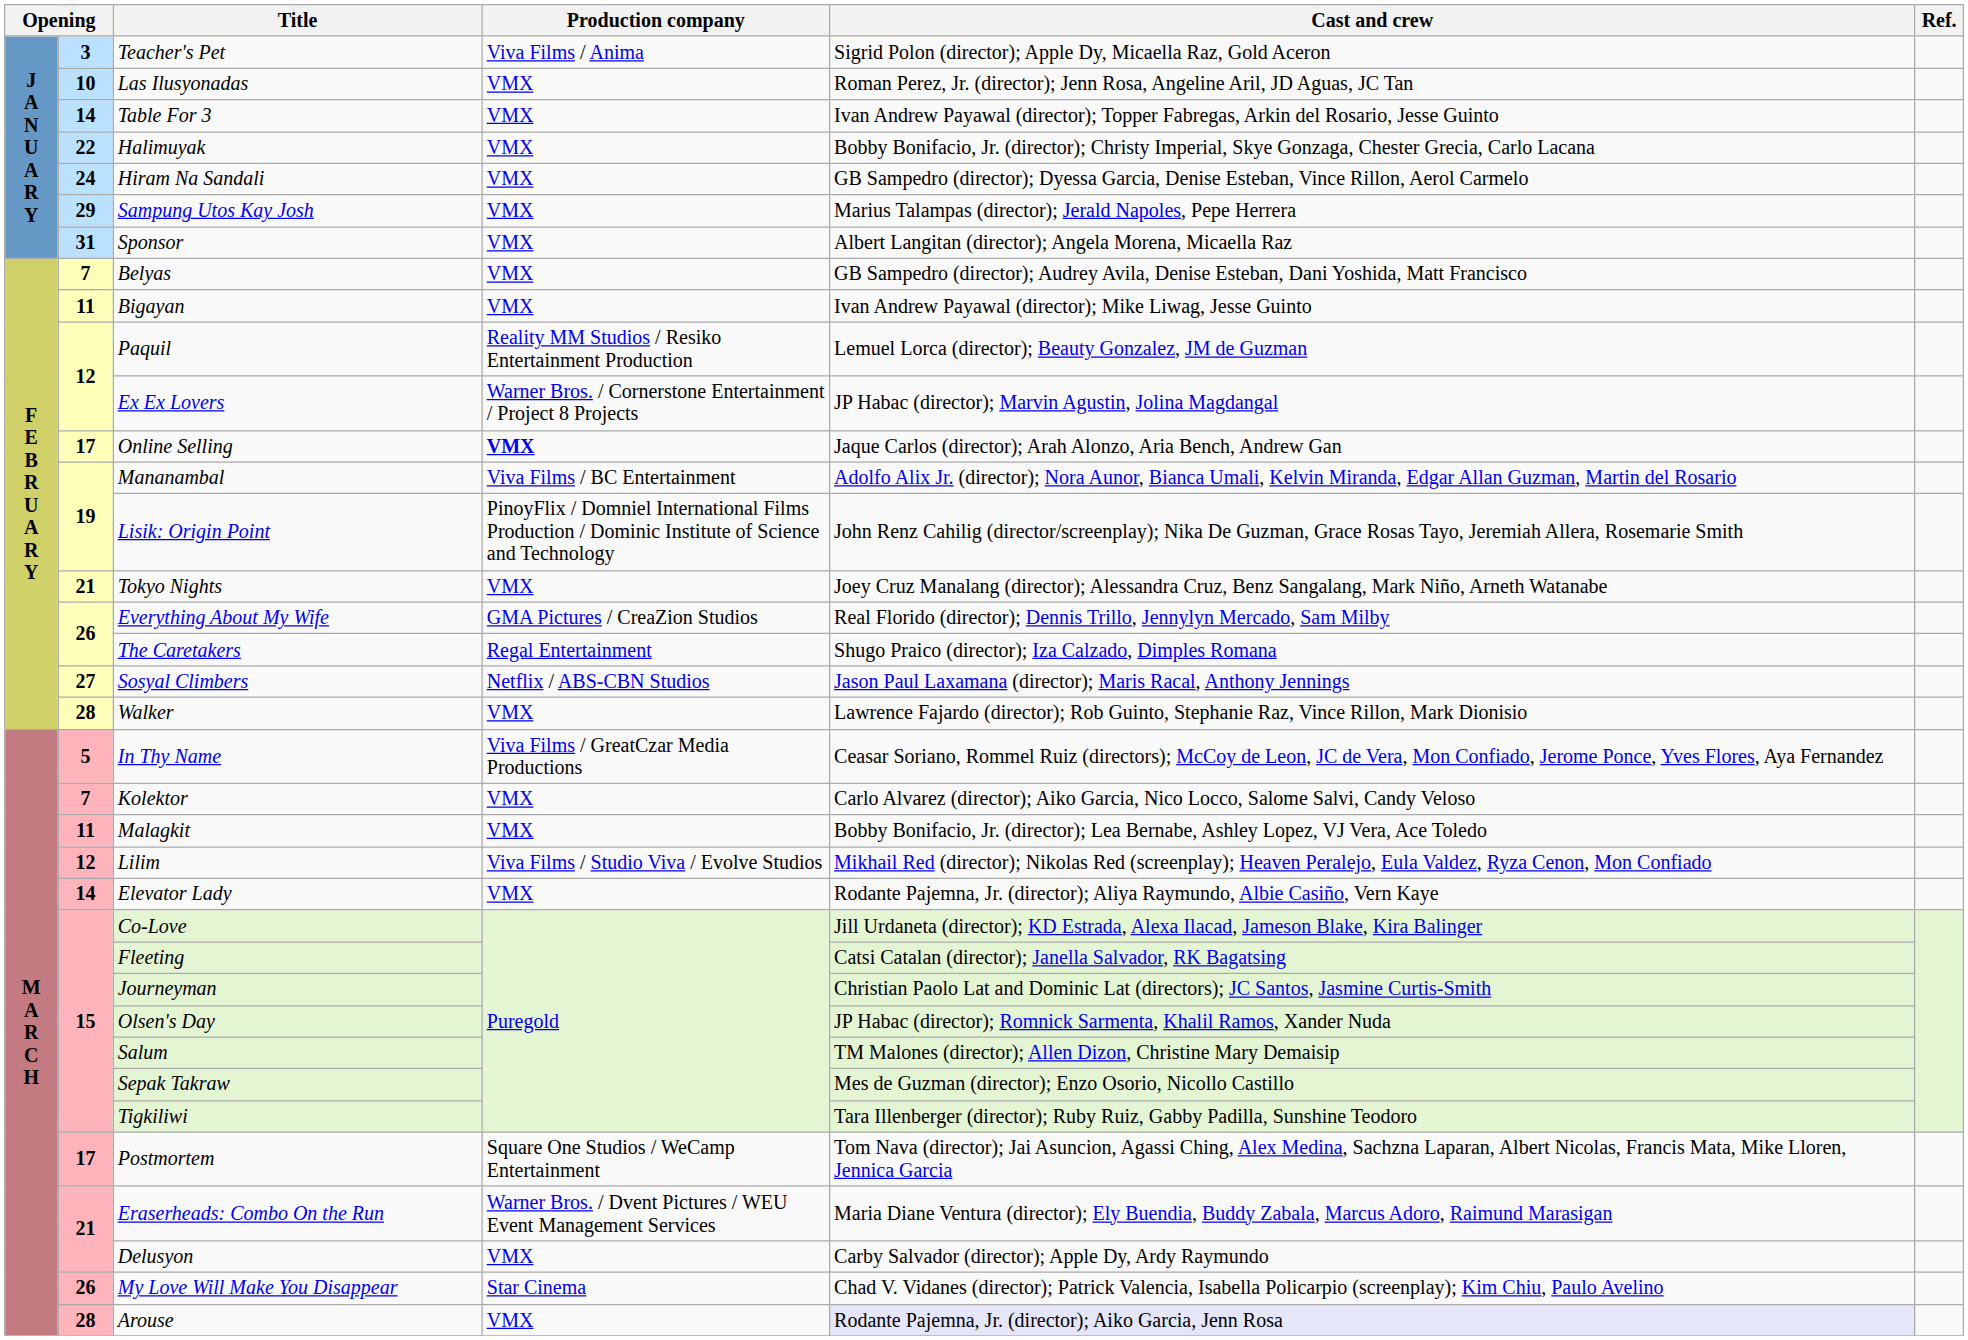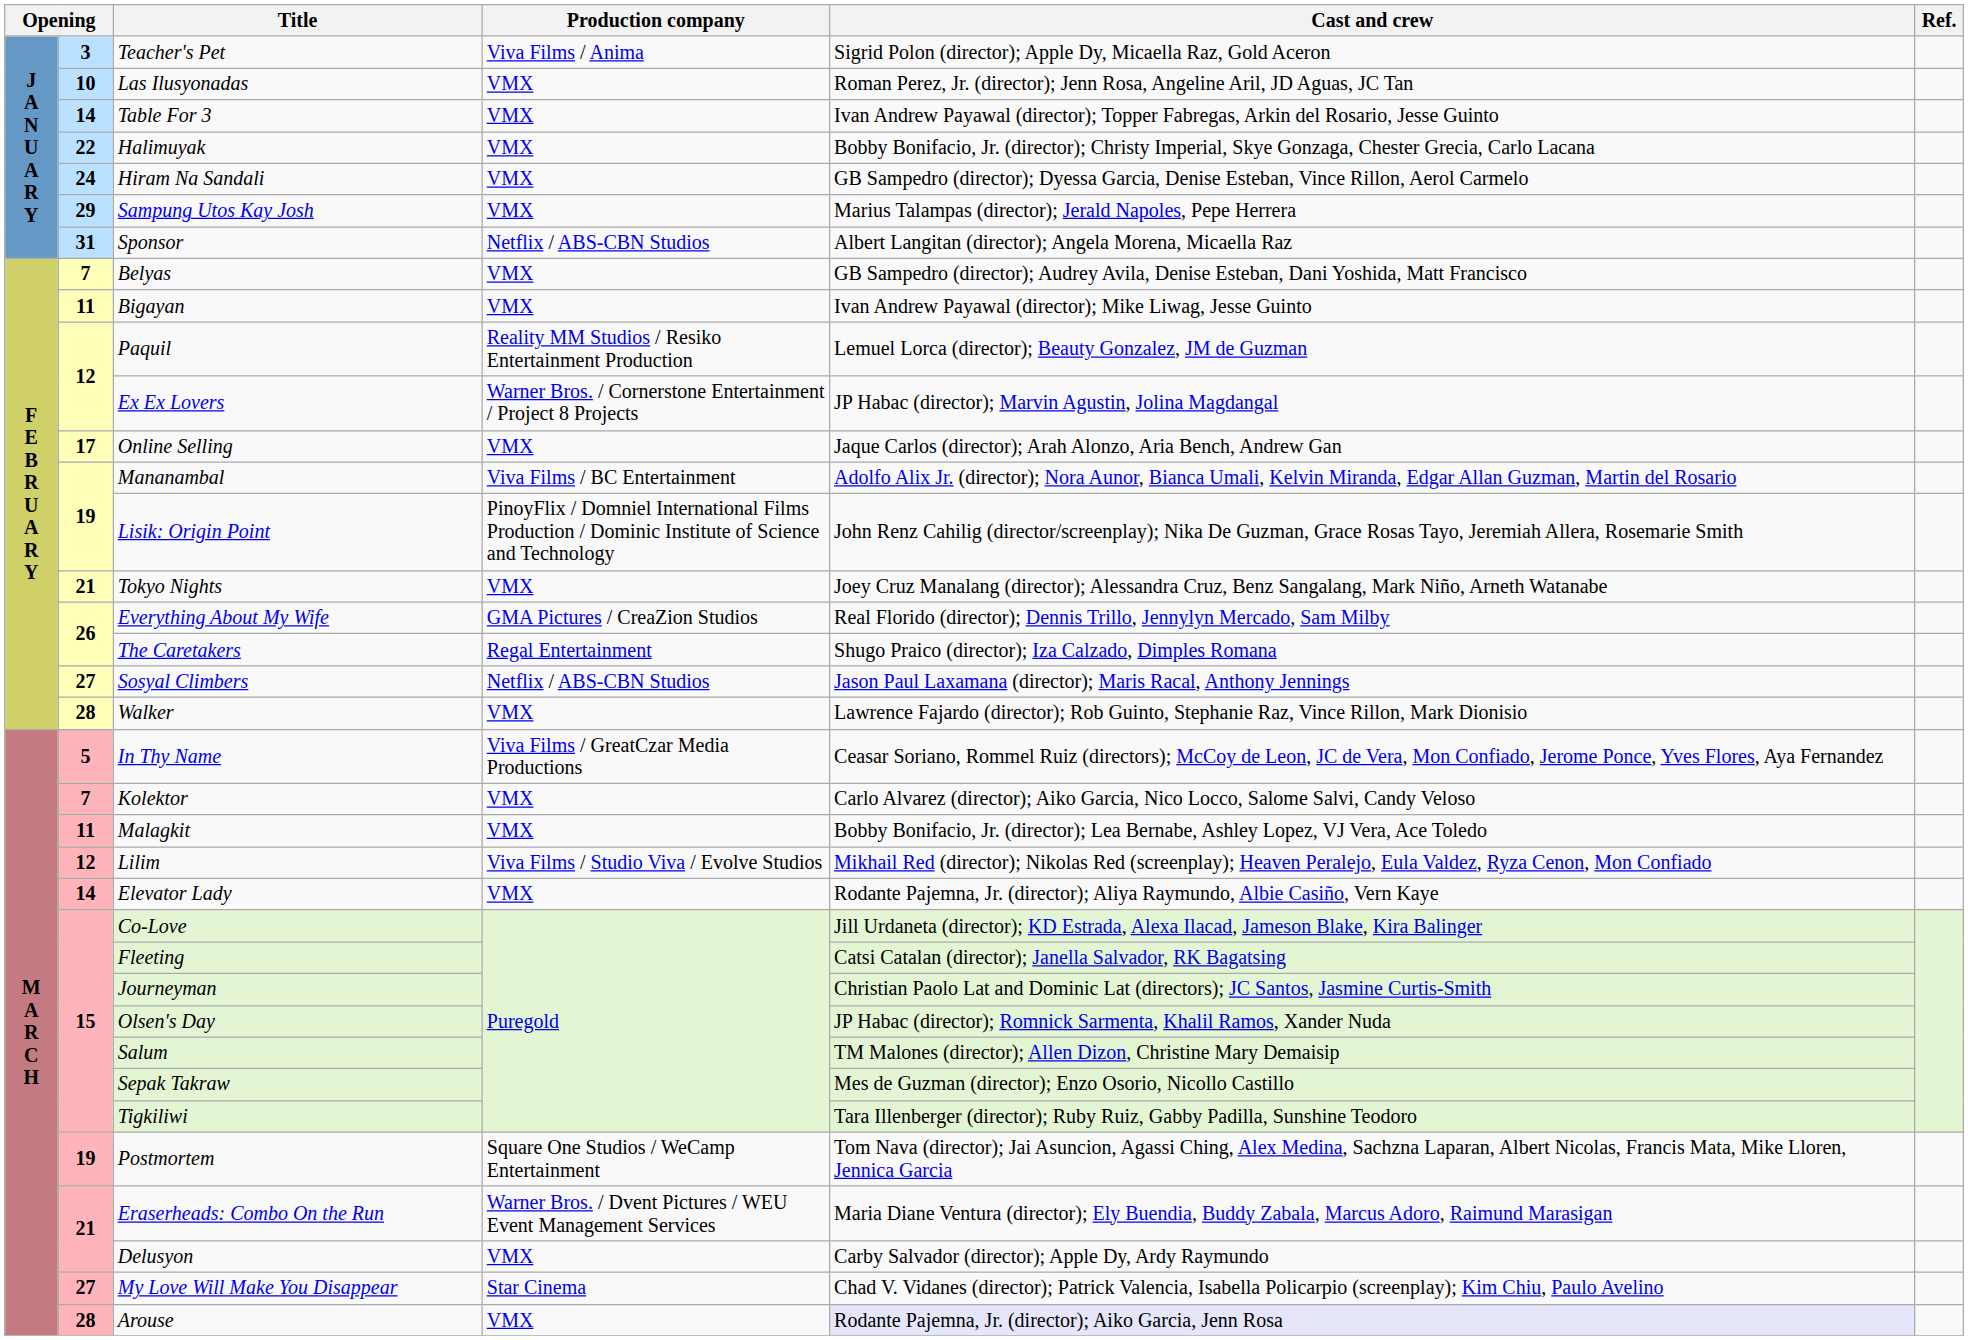(510, 242) VMX -> (598, 242) Netflix / ABS-CBN Studios
(511, 445) bold -> (510, 445) normal
(85, 1159) 17 -> (85, 1159) 19
(85, 1288) 26 -> (85, 1288) 27
